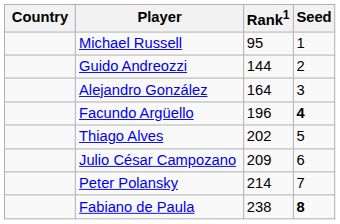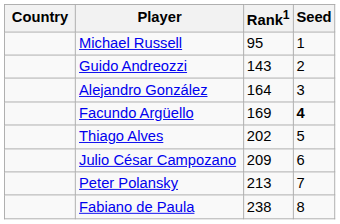(259, 66) 144 -> (259, 66) 143
(259, 113) 196 -> (259, 113) 169
(259, 183) 214 -> (259, 183) 213
(301, 206) bold -> (301, 206) normal
